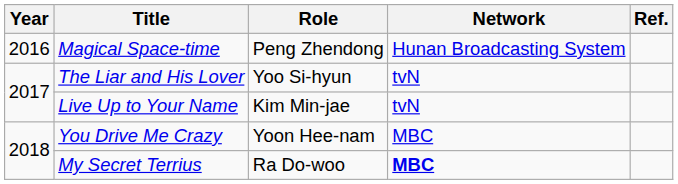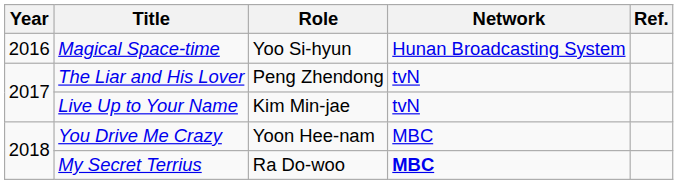(318, 48) Peng Zhendong -> (302, 48) Yoo Si-hyun
(302, 77) Yoo Si-hyun -> (318, 77) Peng Zhendong
